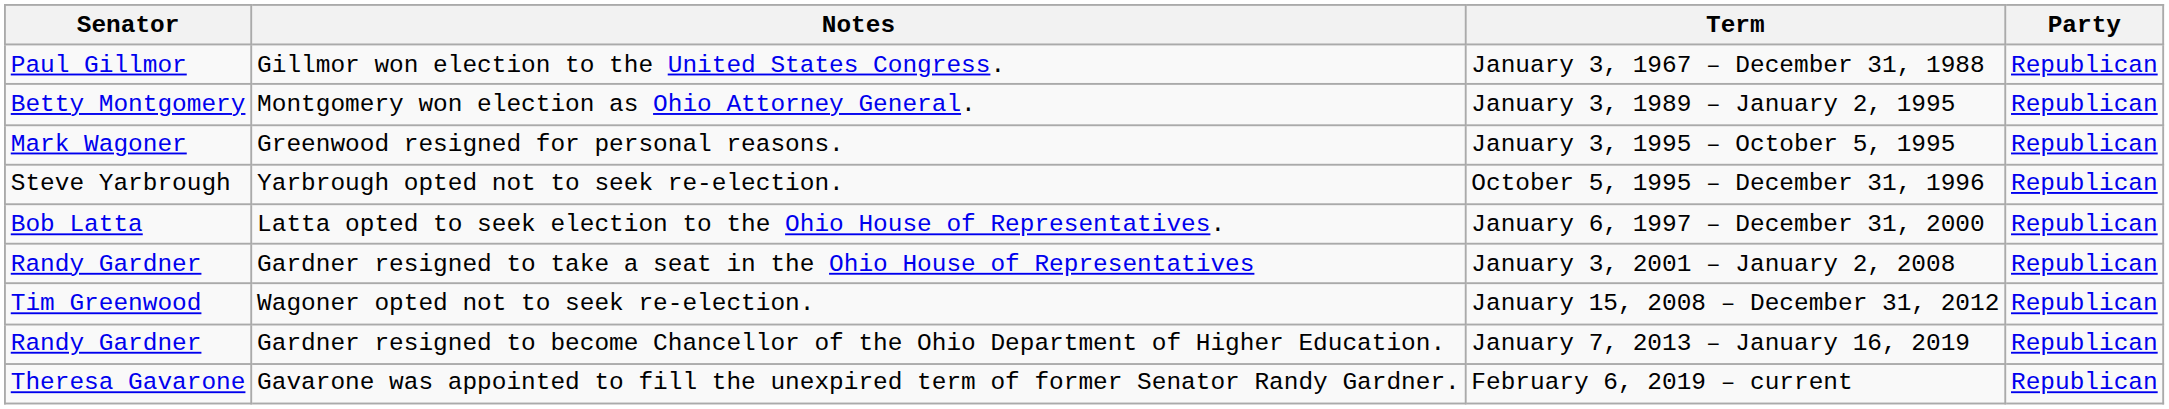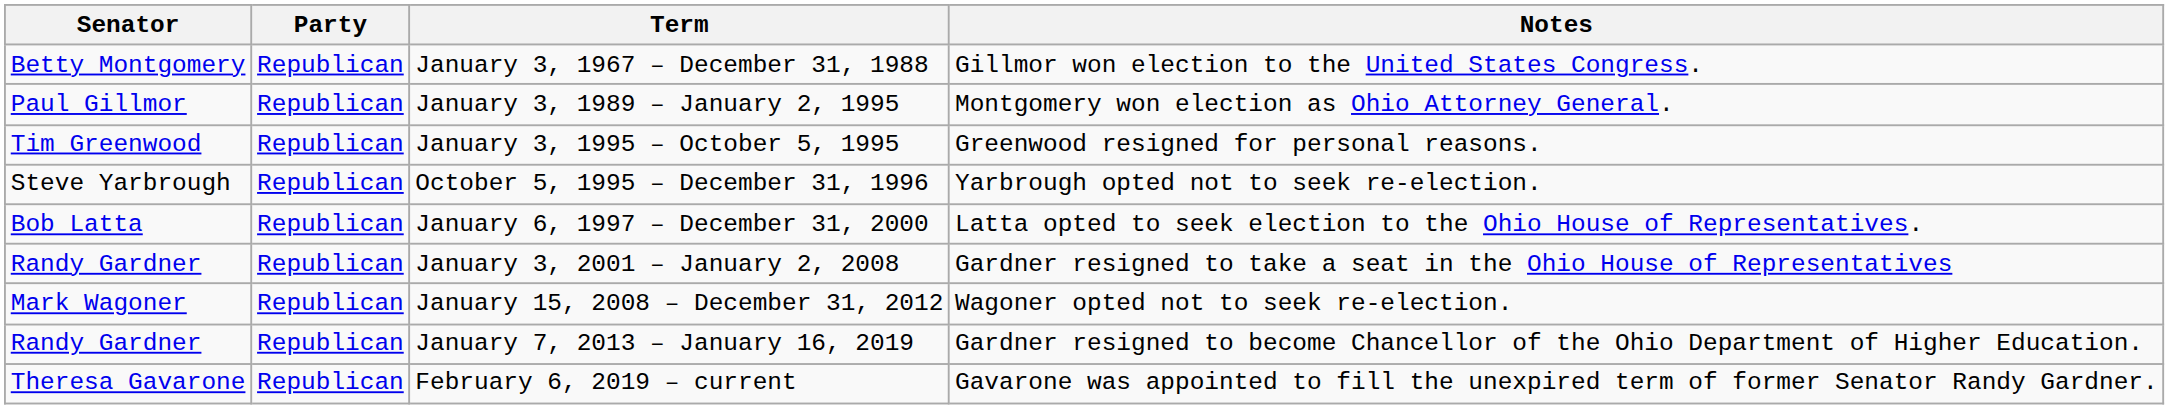columns swapped: (2084, 25) <-> (858, 25)
(99, 65) Paul Gillmor -> (128, 65) Betty Montgomery
(128, 105) Betty Montgomery -> (99, 105) Paul Gillmor
(99, 144) Mark Wagoner -> (106, 144) Tim Greenwood
(106, 304) Tim Greenwood -> (99, 304) Mark Wagoner
